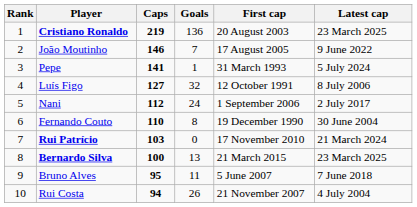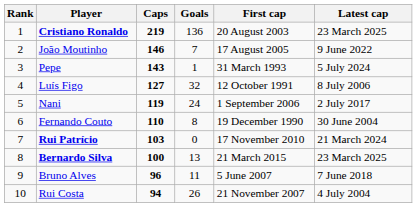(156, 67) 141 -> (156, 67) 143
(156, 103) 112 -> (156, 103) 119
(156, 175) 95 -> (156, 175) 96
